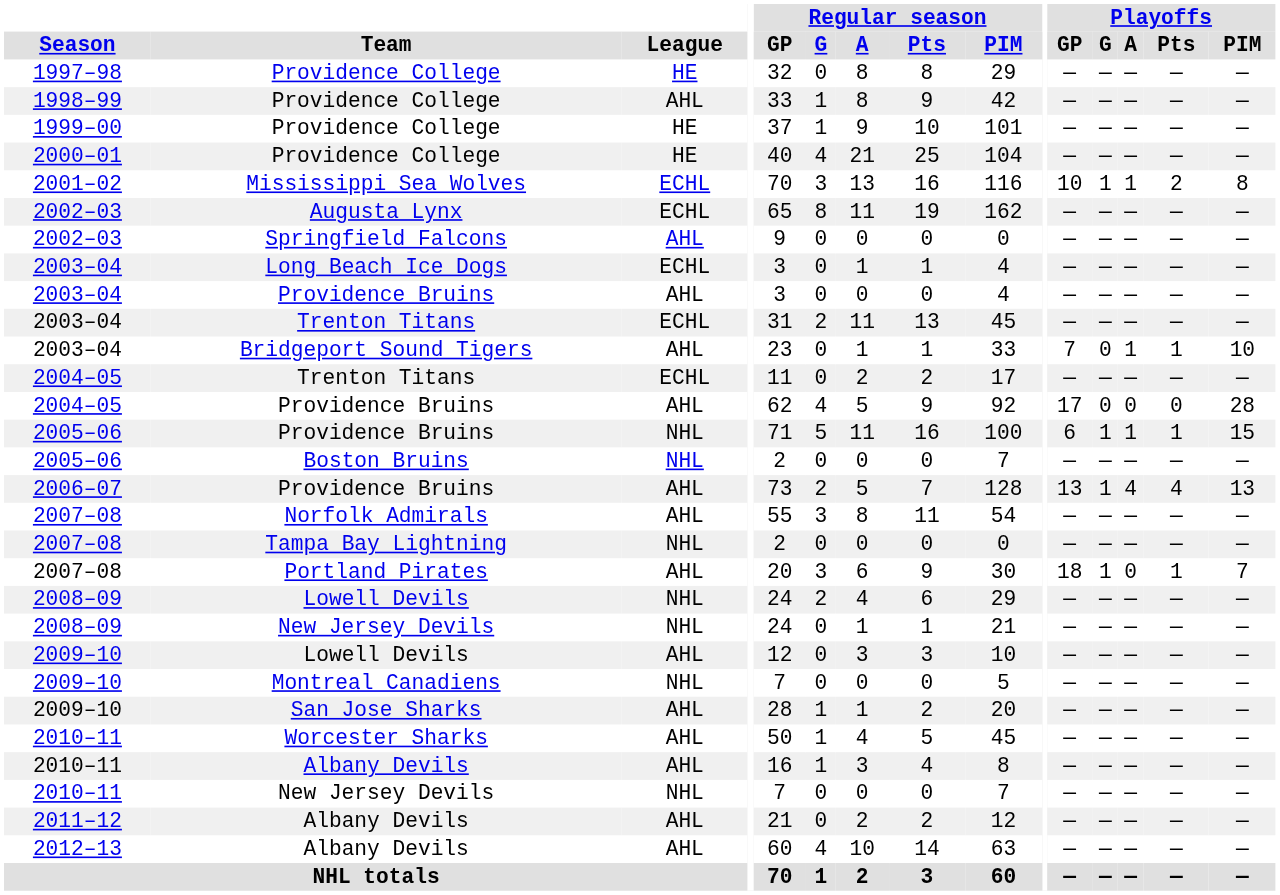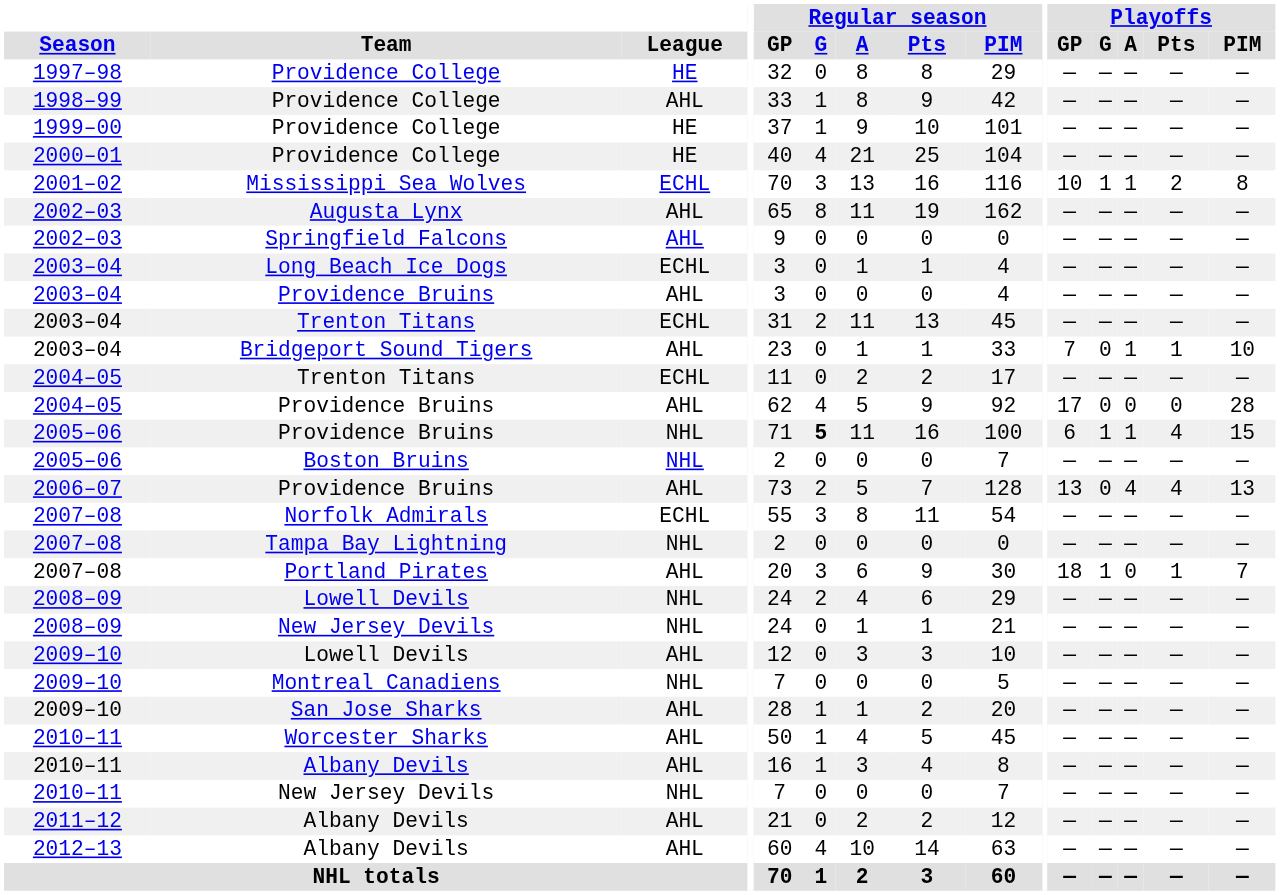(685, 212) ECHL -> (685, 212) AHL
(821, 434) normal -> (821, 434) bold
(1176, 434) 1 -> (1176, 434) 4
(1105, 489) 1 -> (1105, 489) 0
(685, 517) AHL -> (685, 517) ECHL
